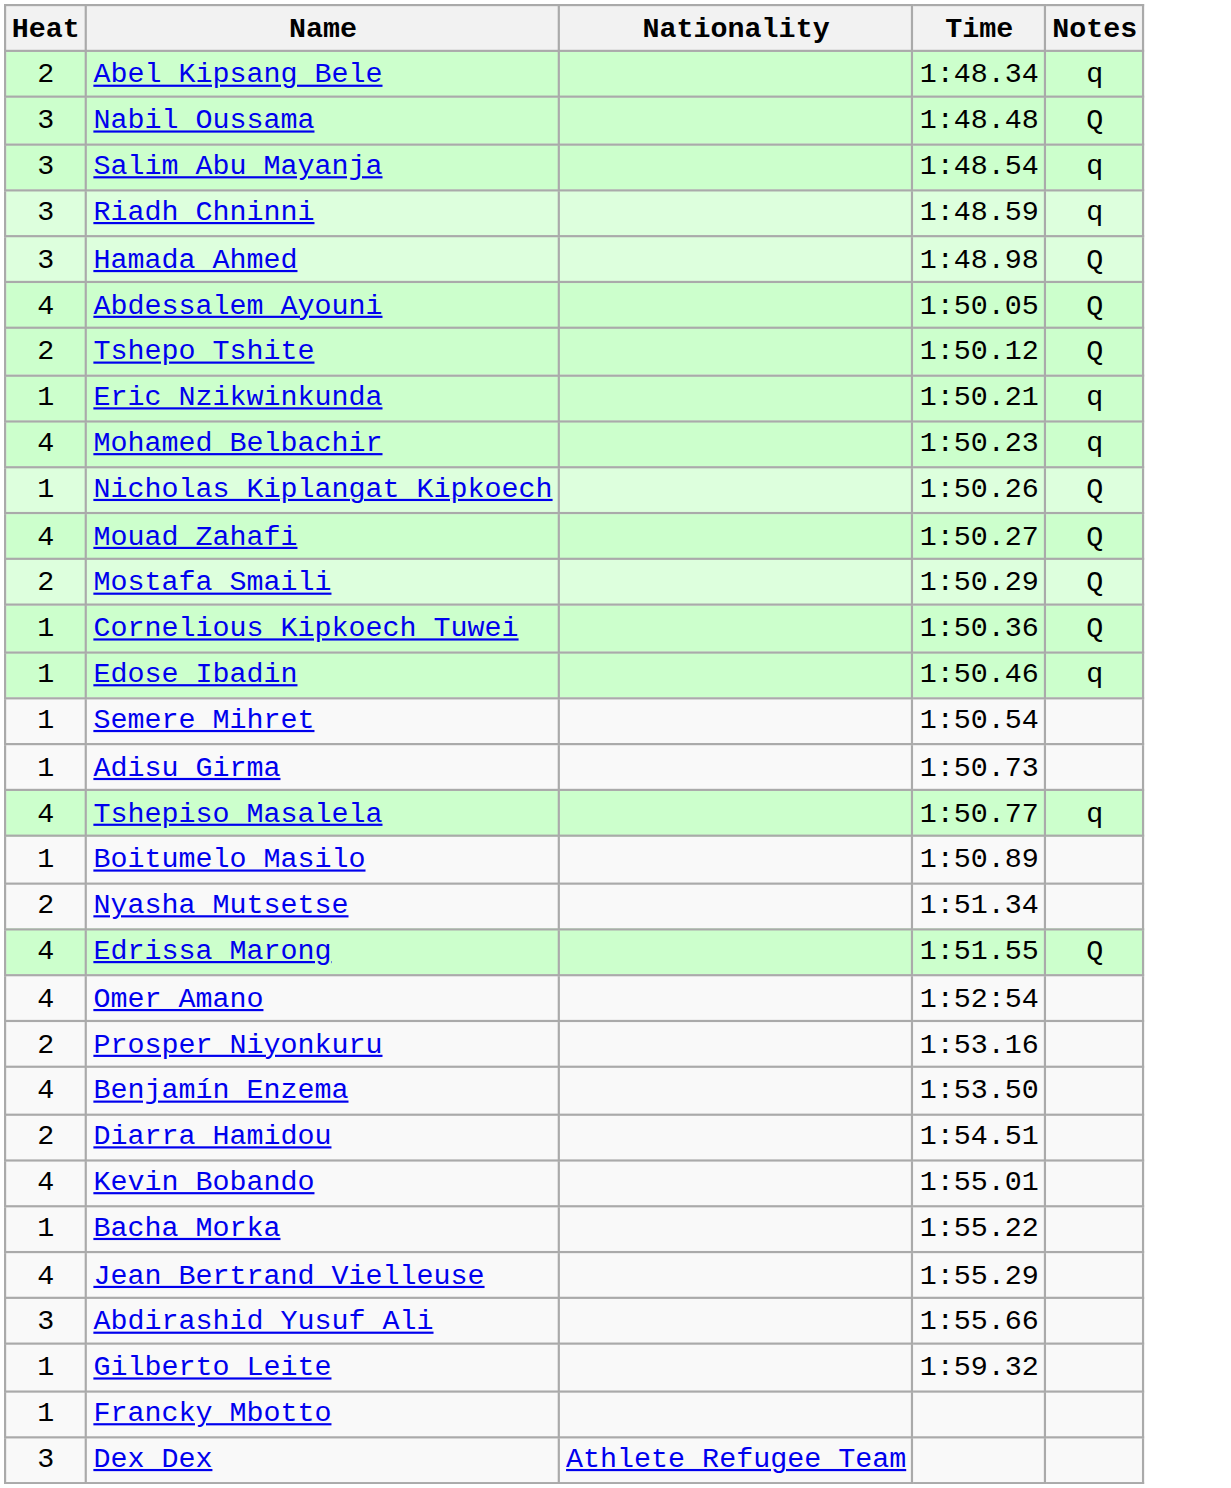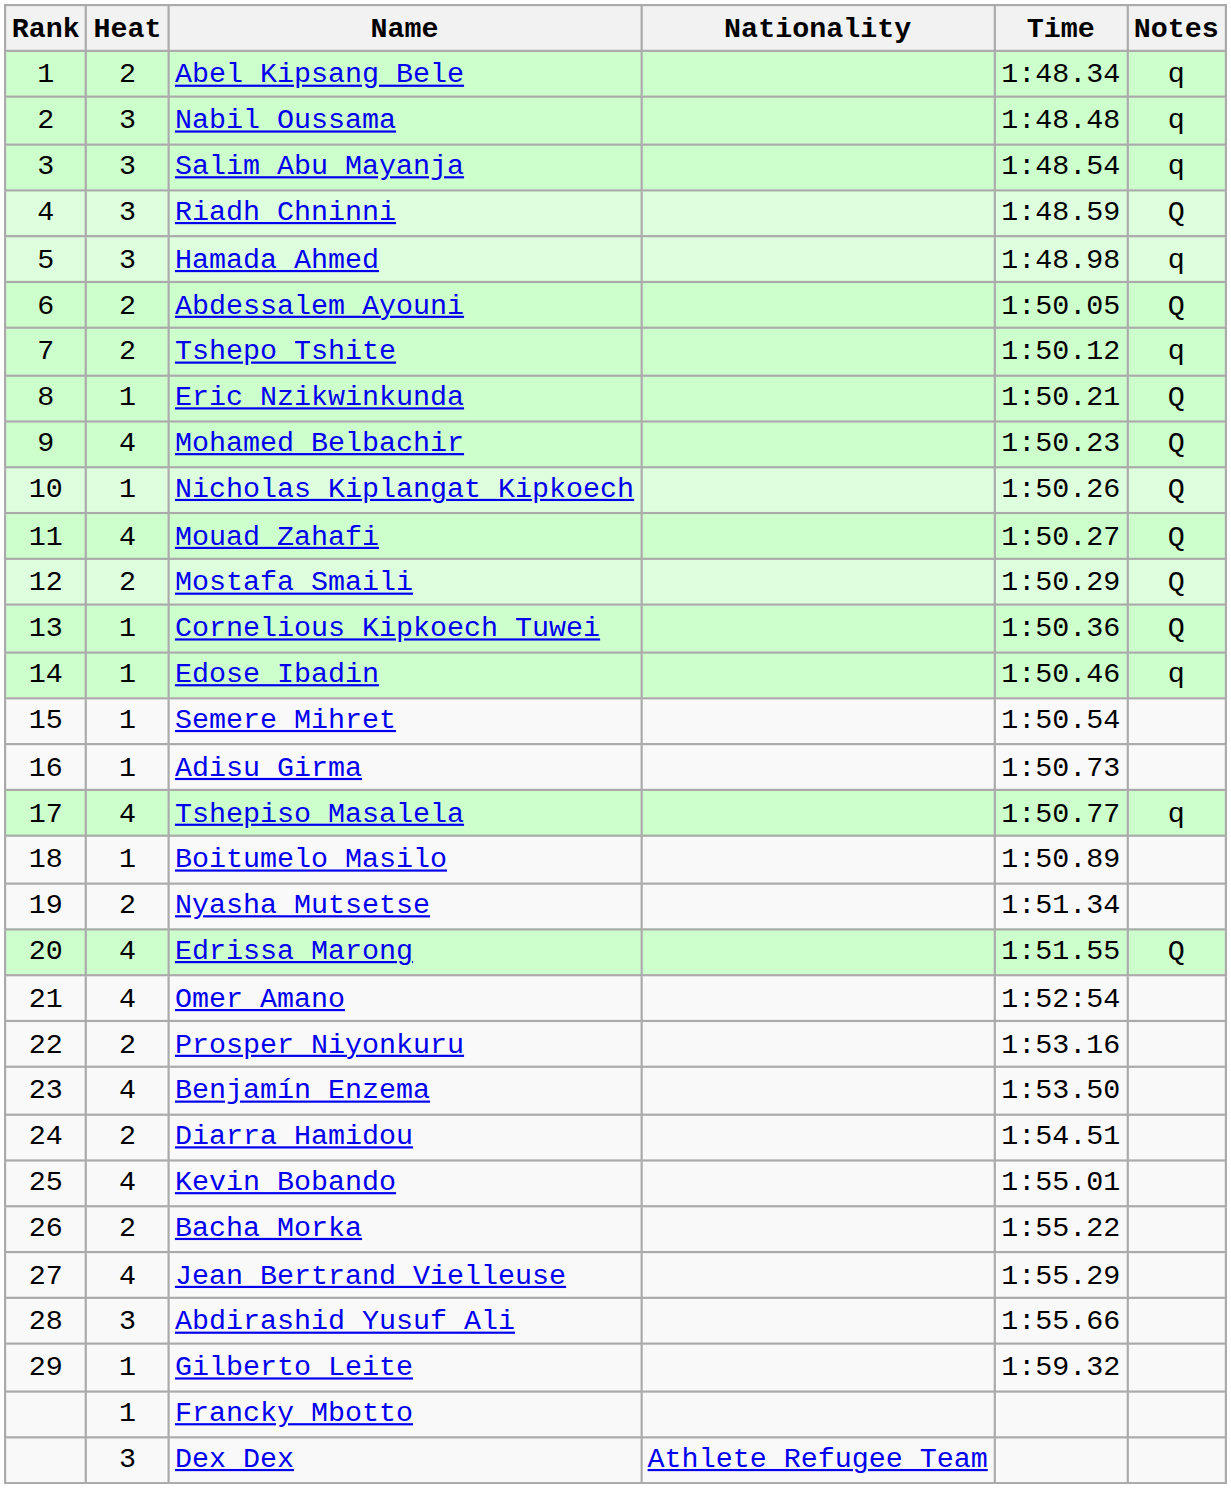+ column: (46, 28)
(1095, 121) Q -> (1176, 121) q
(1095, 213) q -> (1176, 213) Q
(1095, 259) Q -> (1176, 259) q
(46, 305) 4 -> (127, 305) 2
(1095, 352) Q -> (1176, 352) q
(1095, 398) q -> (1176, 398) Q
(1095, 444) q -> (1176, 444) Q
(46, 1229) 1 -> (127, 1229) 2
